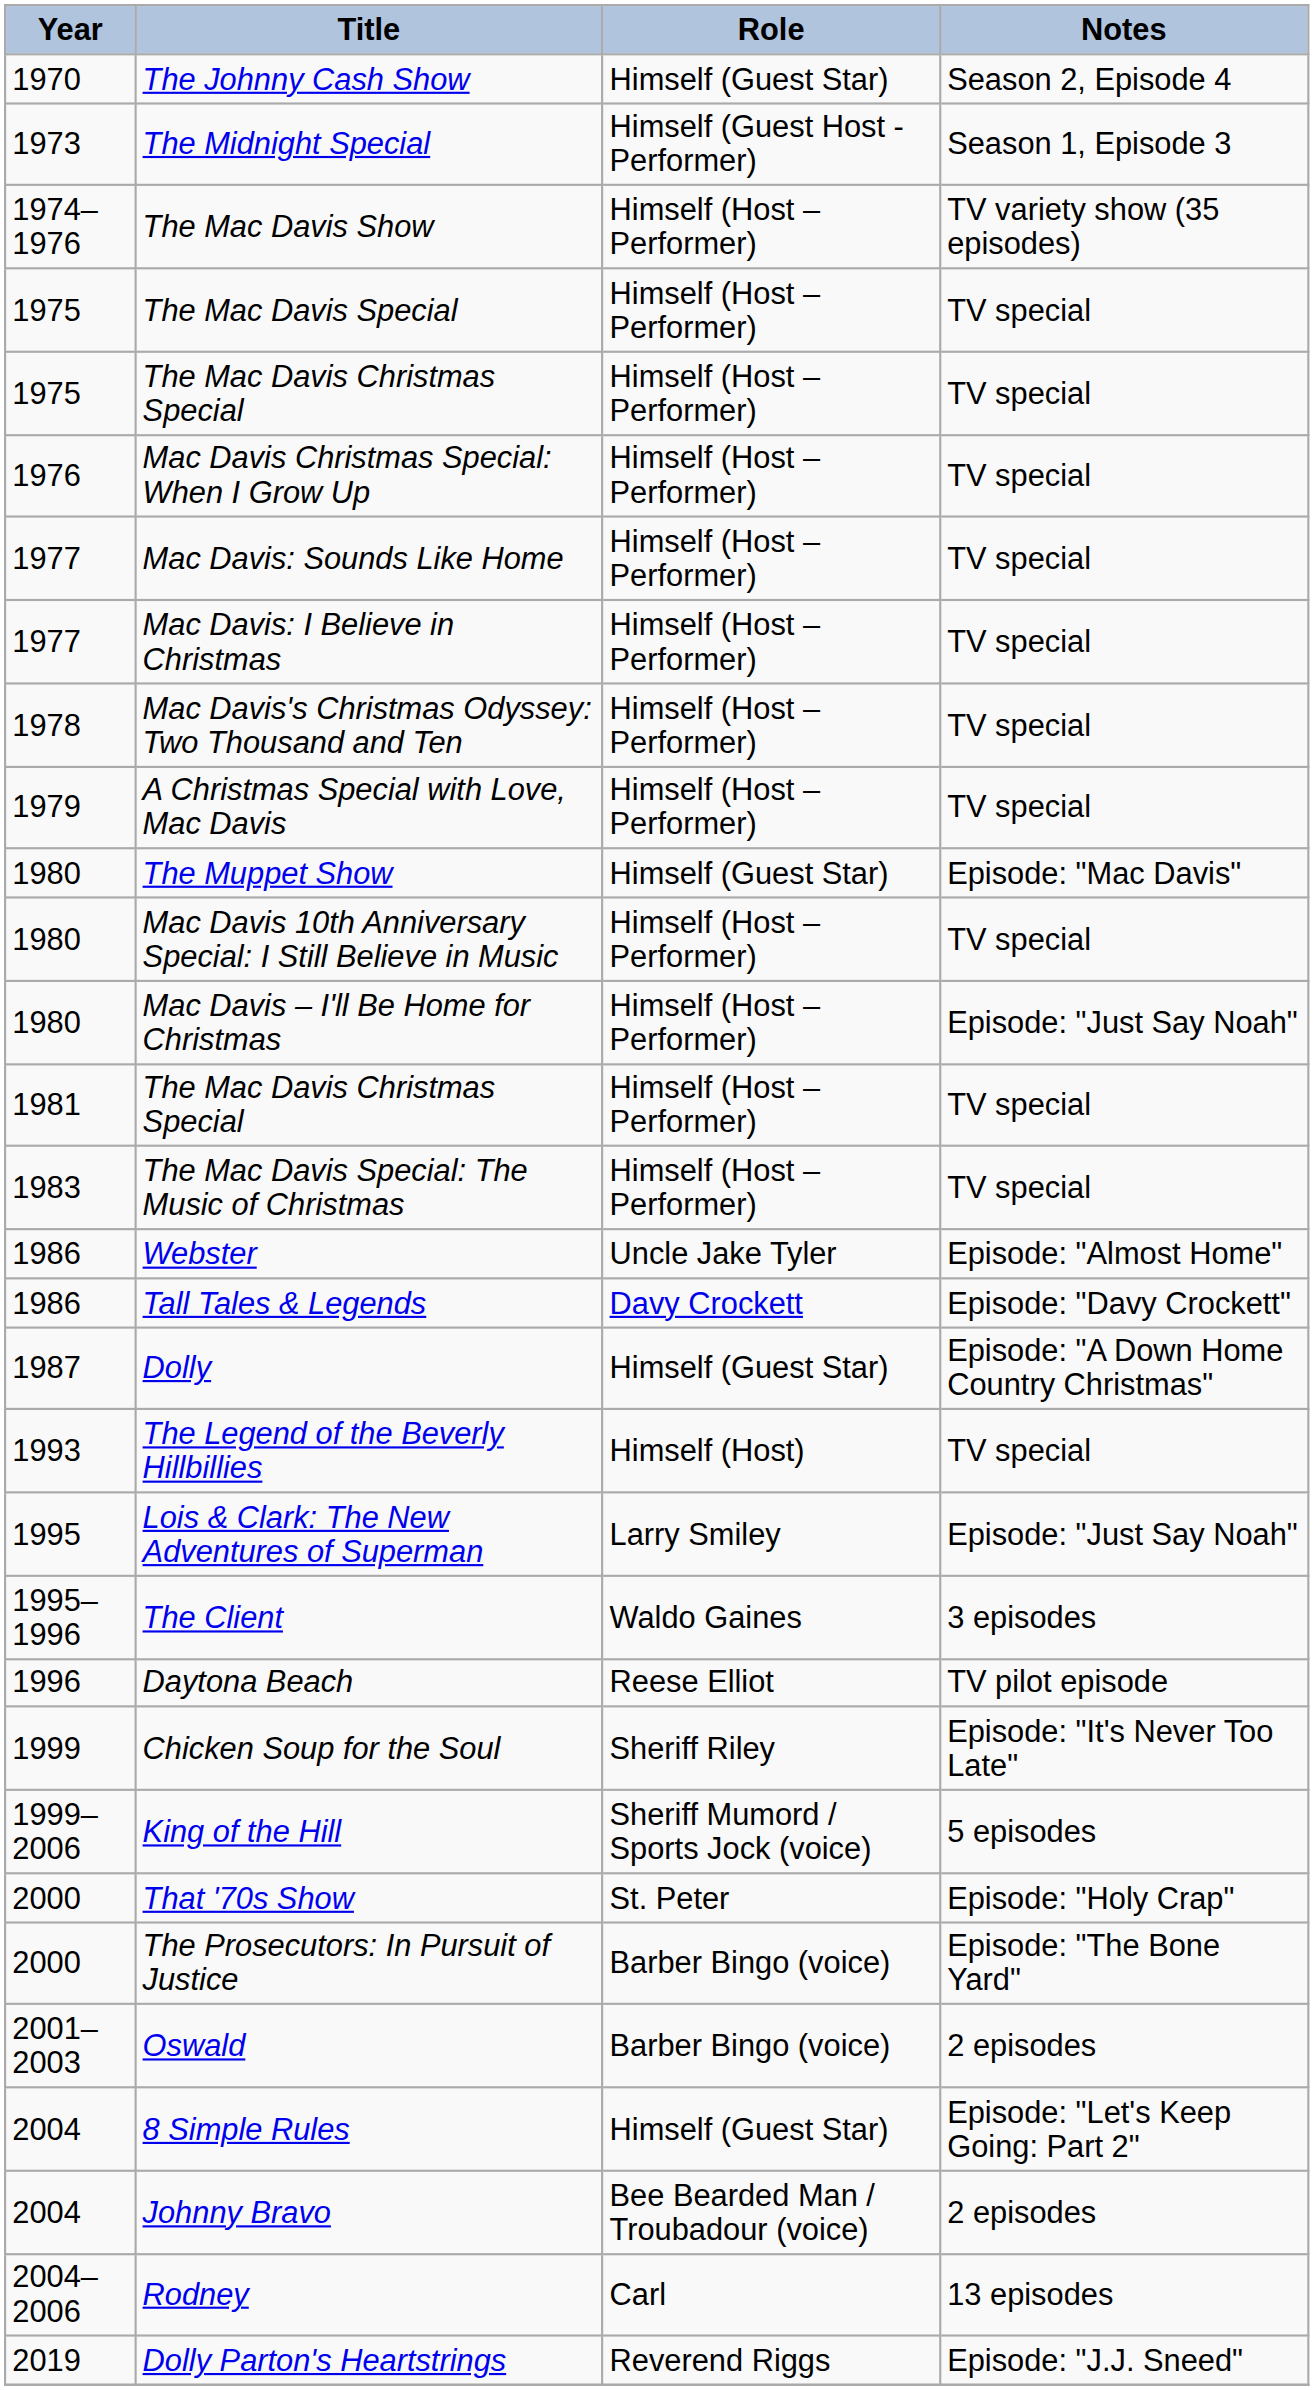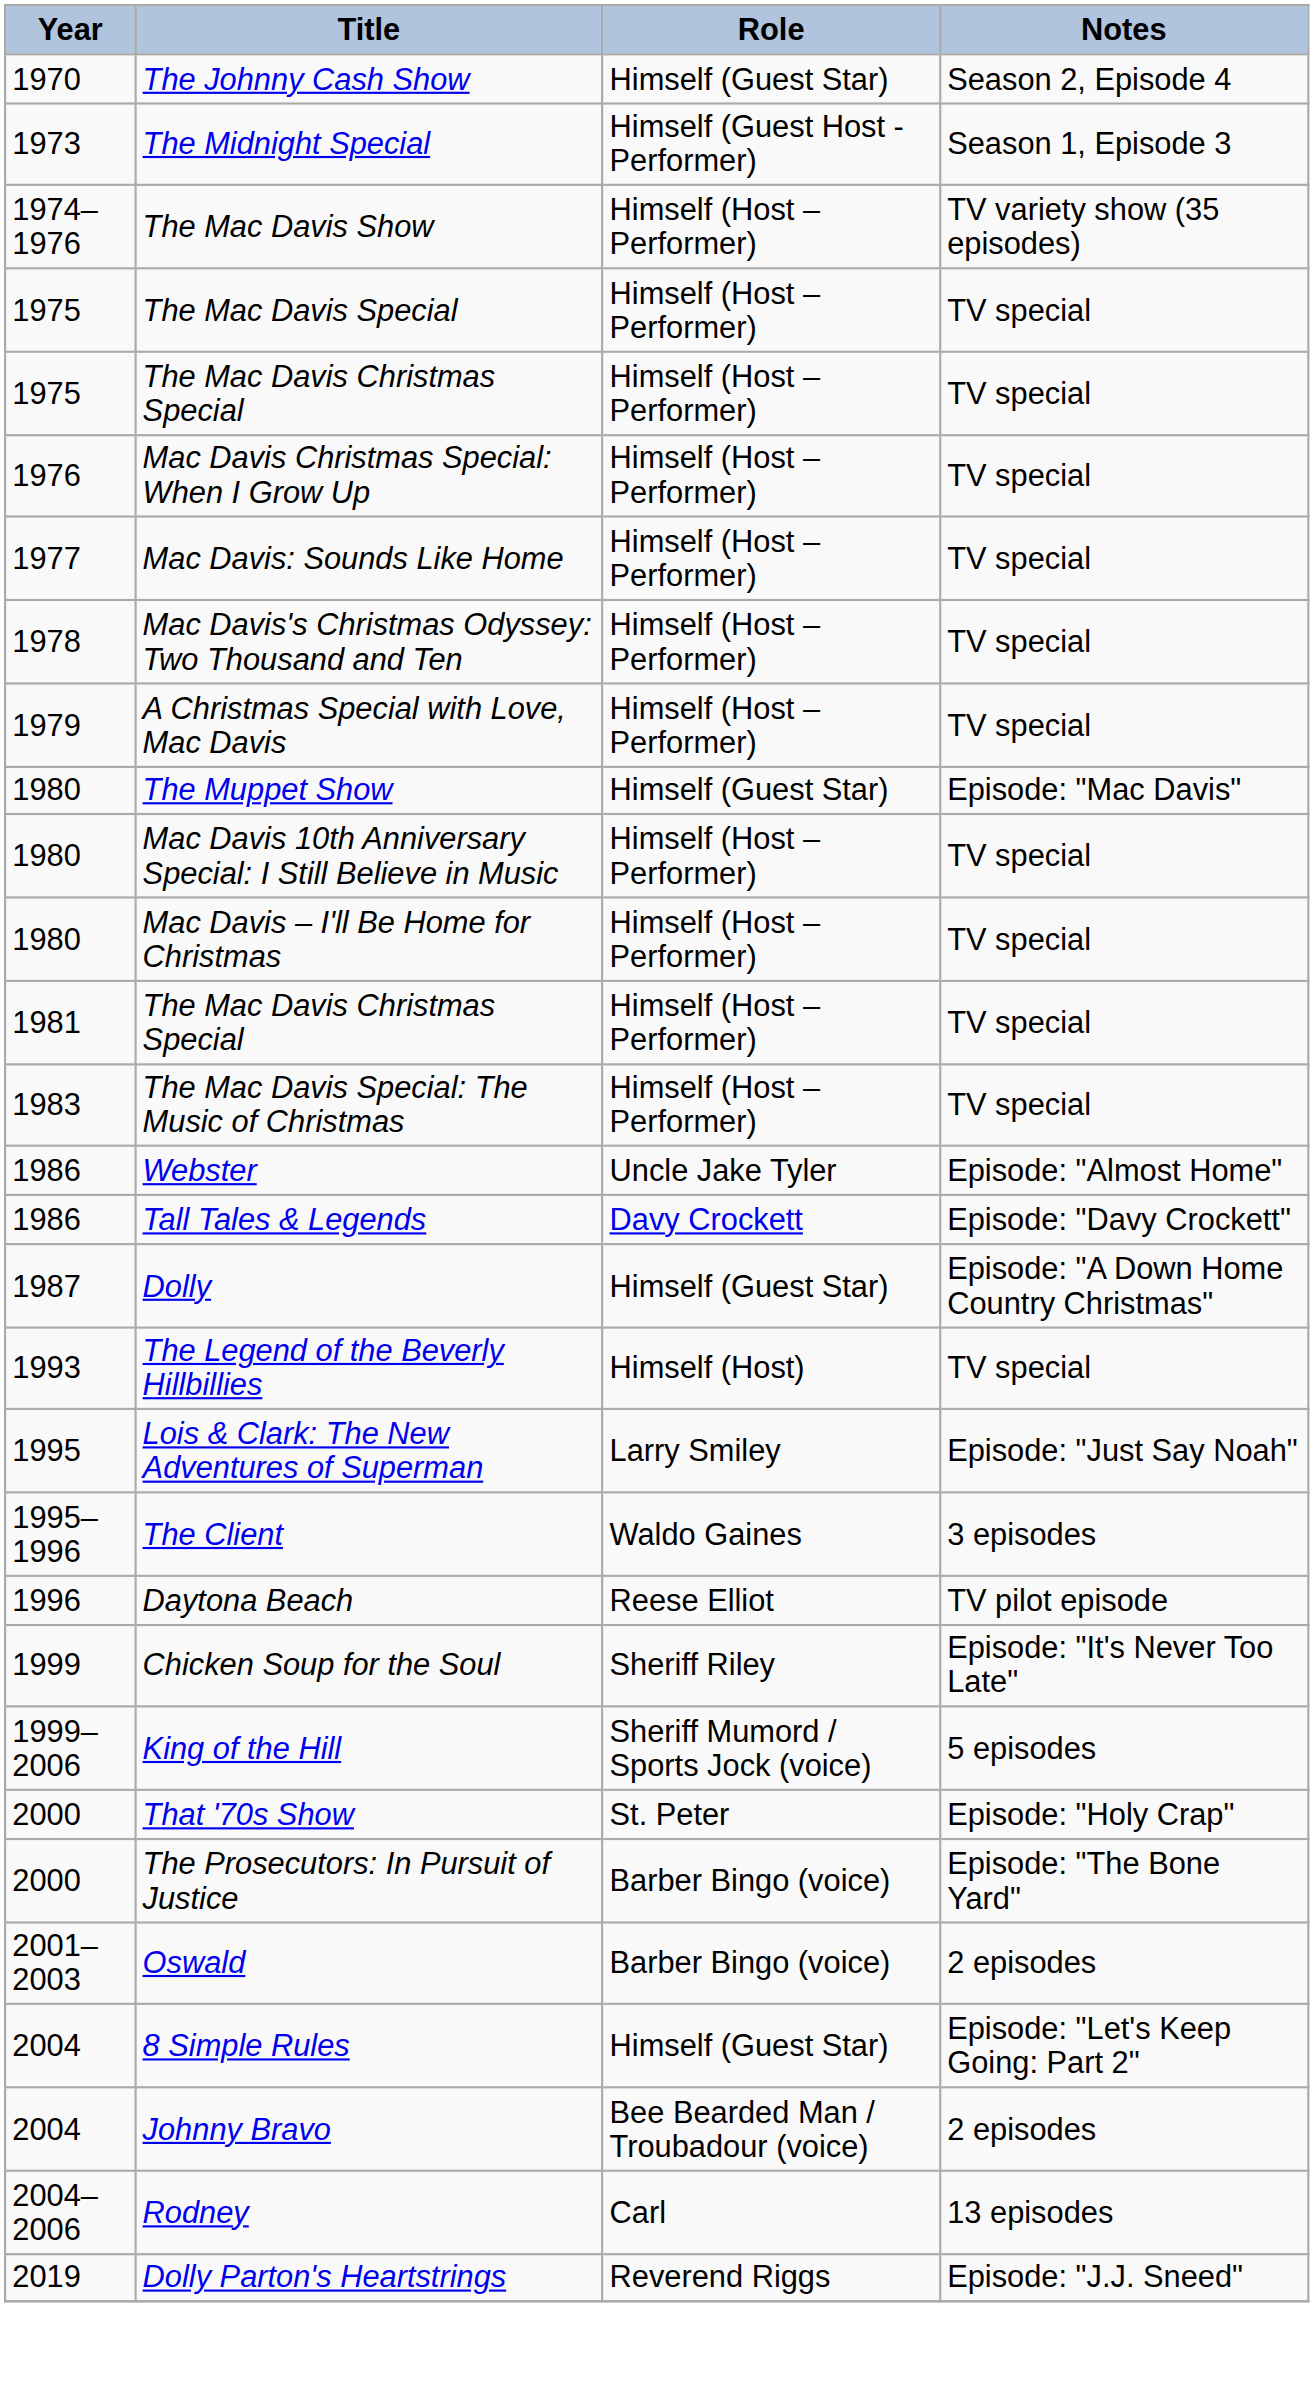- row: (47, 642)
(1122, 1022) Episode: "Just Say Noah" -> (1019, 939) TV special
